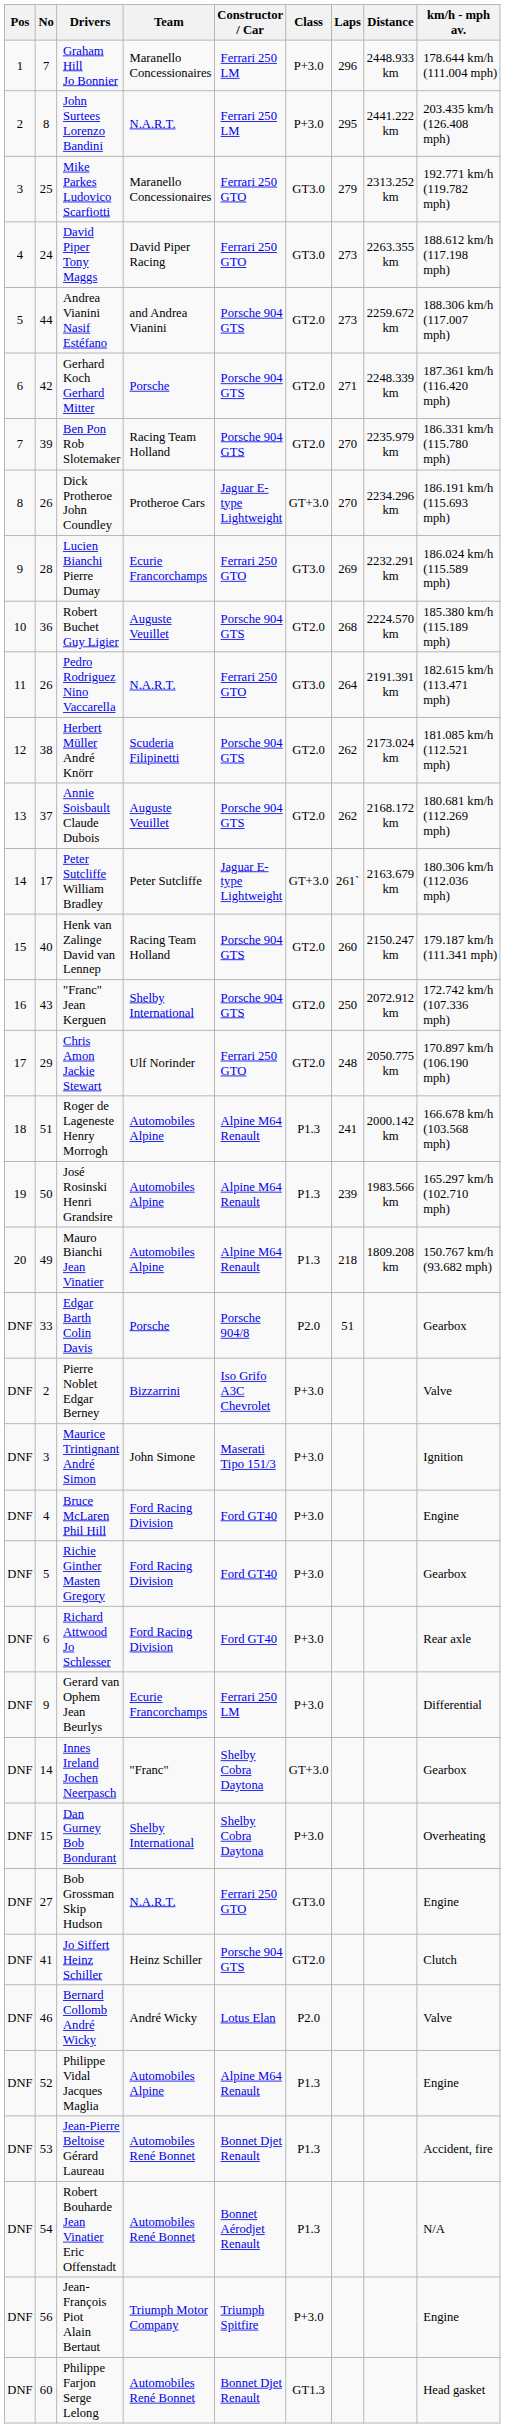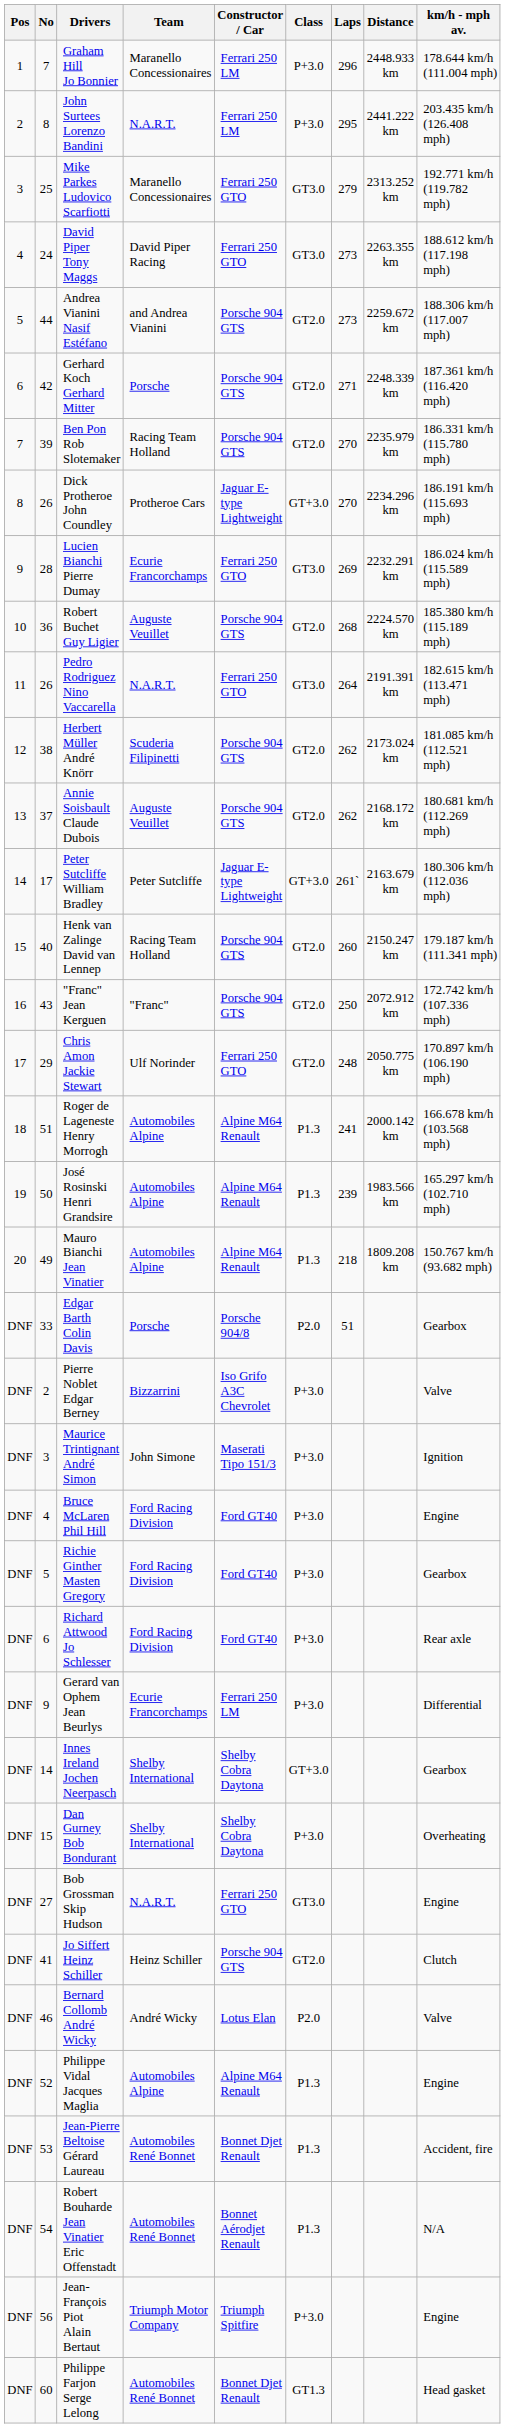(162, 1005) Shelby International -> (149, 1005) "Franc"
(149, 1770) "Franc" -> (162, 1770) Shelby International
